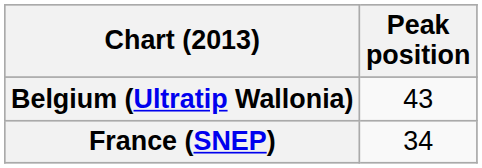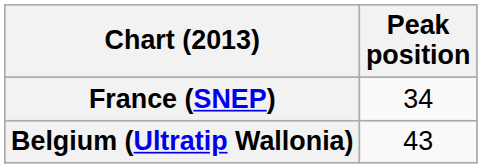rows swapped: (182, 98) <-> (182, 141)
